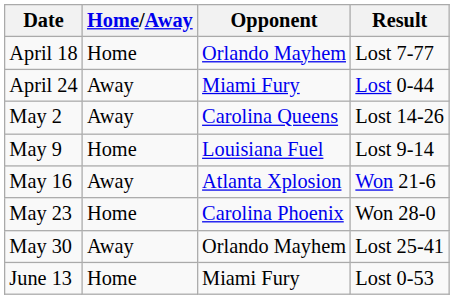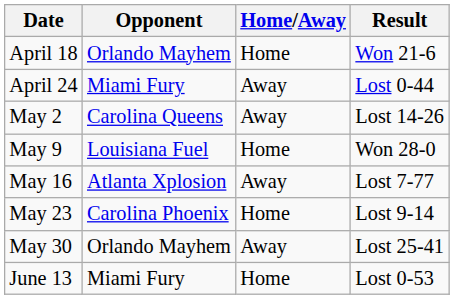columns swapped: (274, 20) <-> (140, 20)
(395, 52) Lost 7-77 -> (395, 52) Won 21-6
(395, 149) Lost 9-14 -> (395, 149) Won 28-0
(395, 181) Won 21-6 -> (395, 181) Lost 7-77
(395, 213) Won 28-0 -> (395, 213) Lost 9-14
